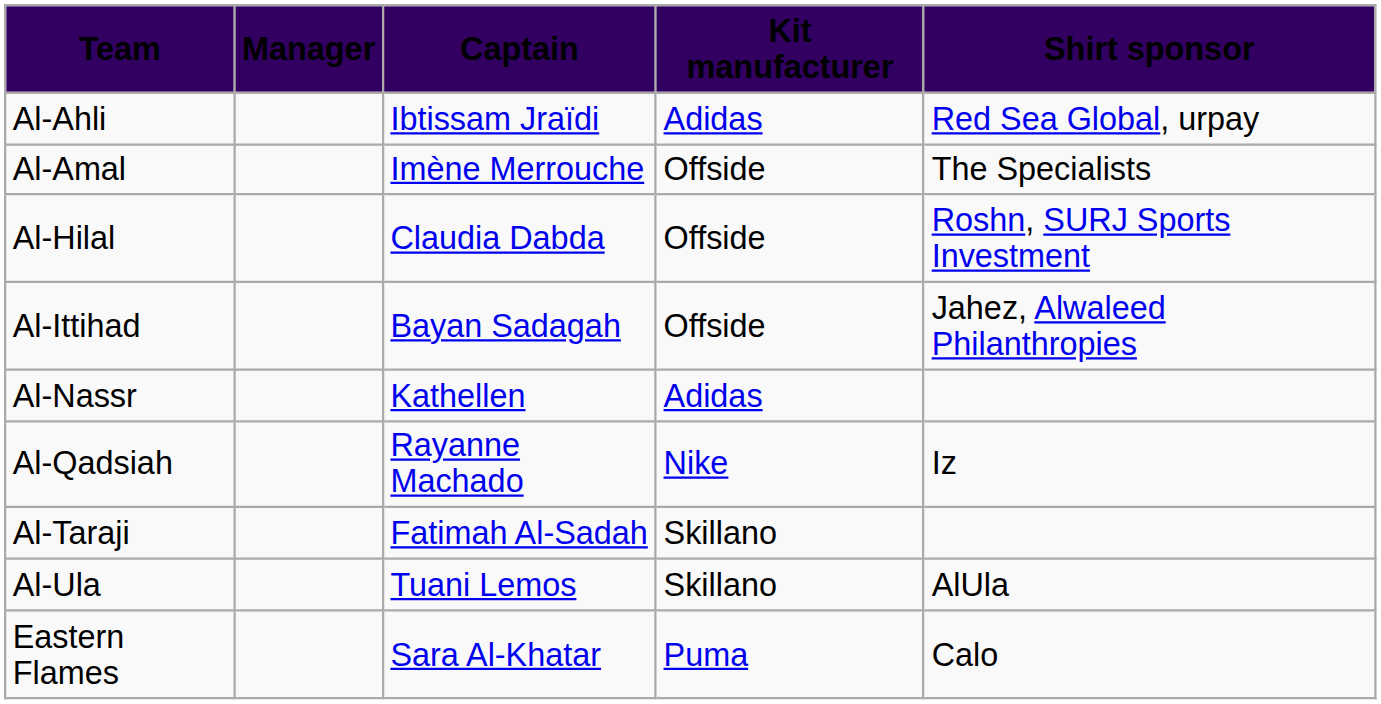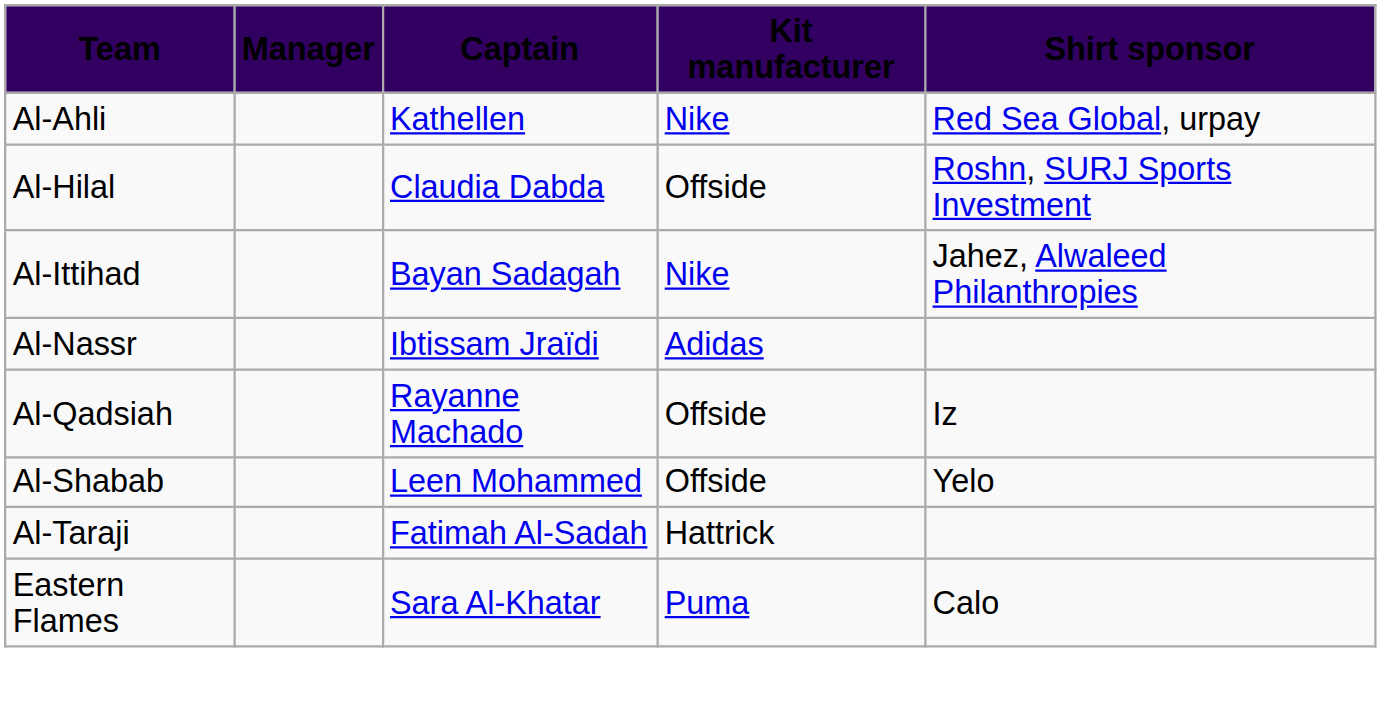(495, 118) Ibtissam Jraïdi -> (458, 118) Kathellen
(713, 118) Adidas -> (697, 118) Nike
- row: (69, 169)
(715, 326) Offside -> (697, 275) Nike
(458, 395) Kathellen -> (494, 344) Ibtissam Jraïdi
(696, 464) Nike -> (716, 413) Offside
+ row: (88, 482)
(720, 533) Skillano -> (720, 533) Hattrick
- row: (57, 585)
